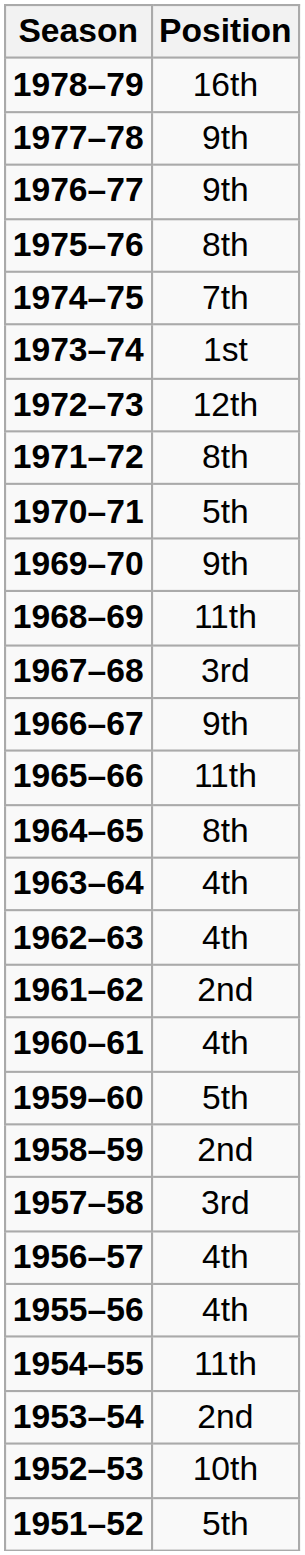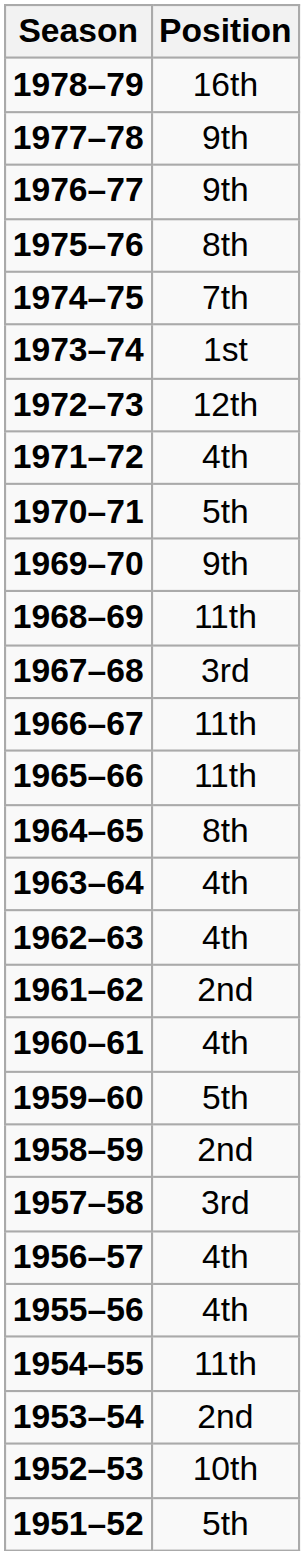(225, 457) 8th -> (225, 457) 4th
(225, 723) 9th -> (225, 723) 11th
